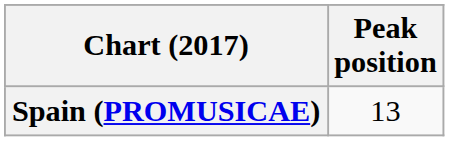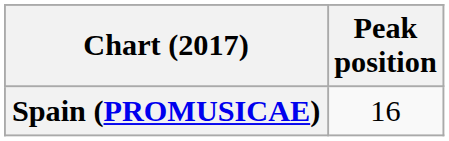(385, 110) 13 -> (385, 110) 16
